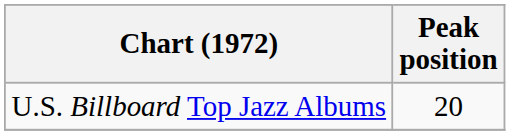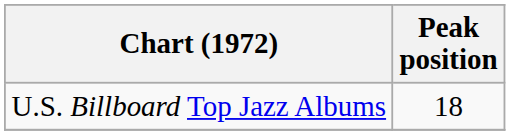(449, 105) 20 -> (449, 105) 18
